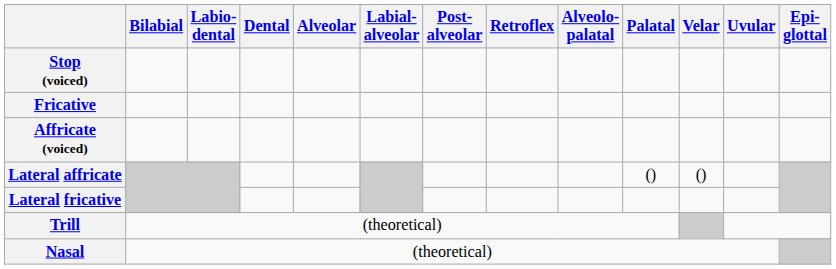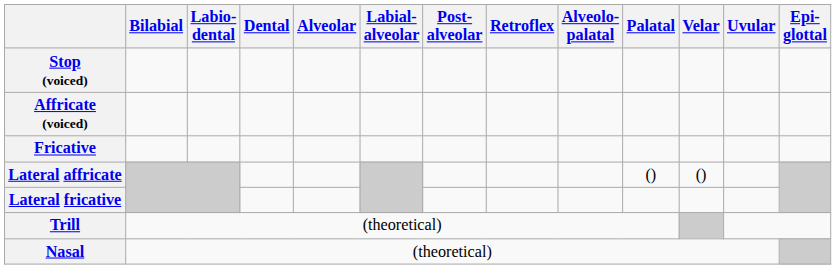rows swapped: (65, 139) <-> (65, 104)
